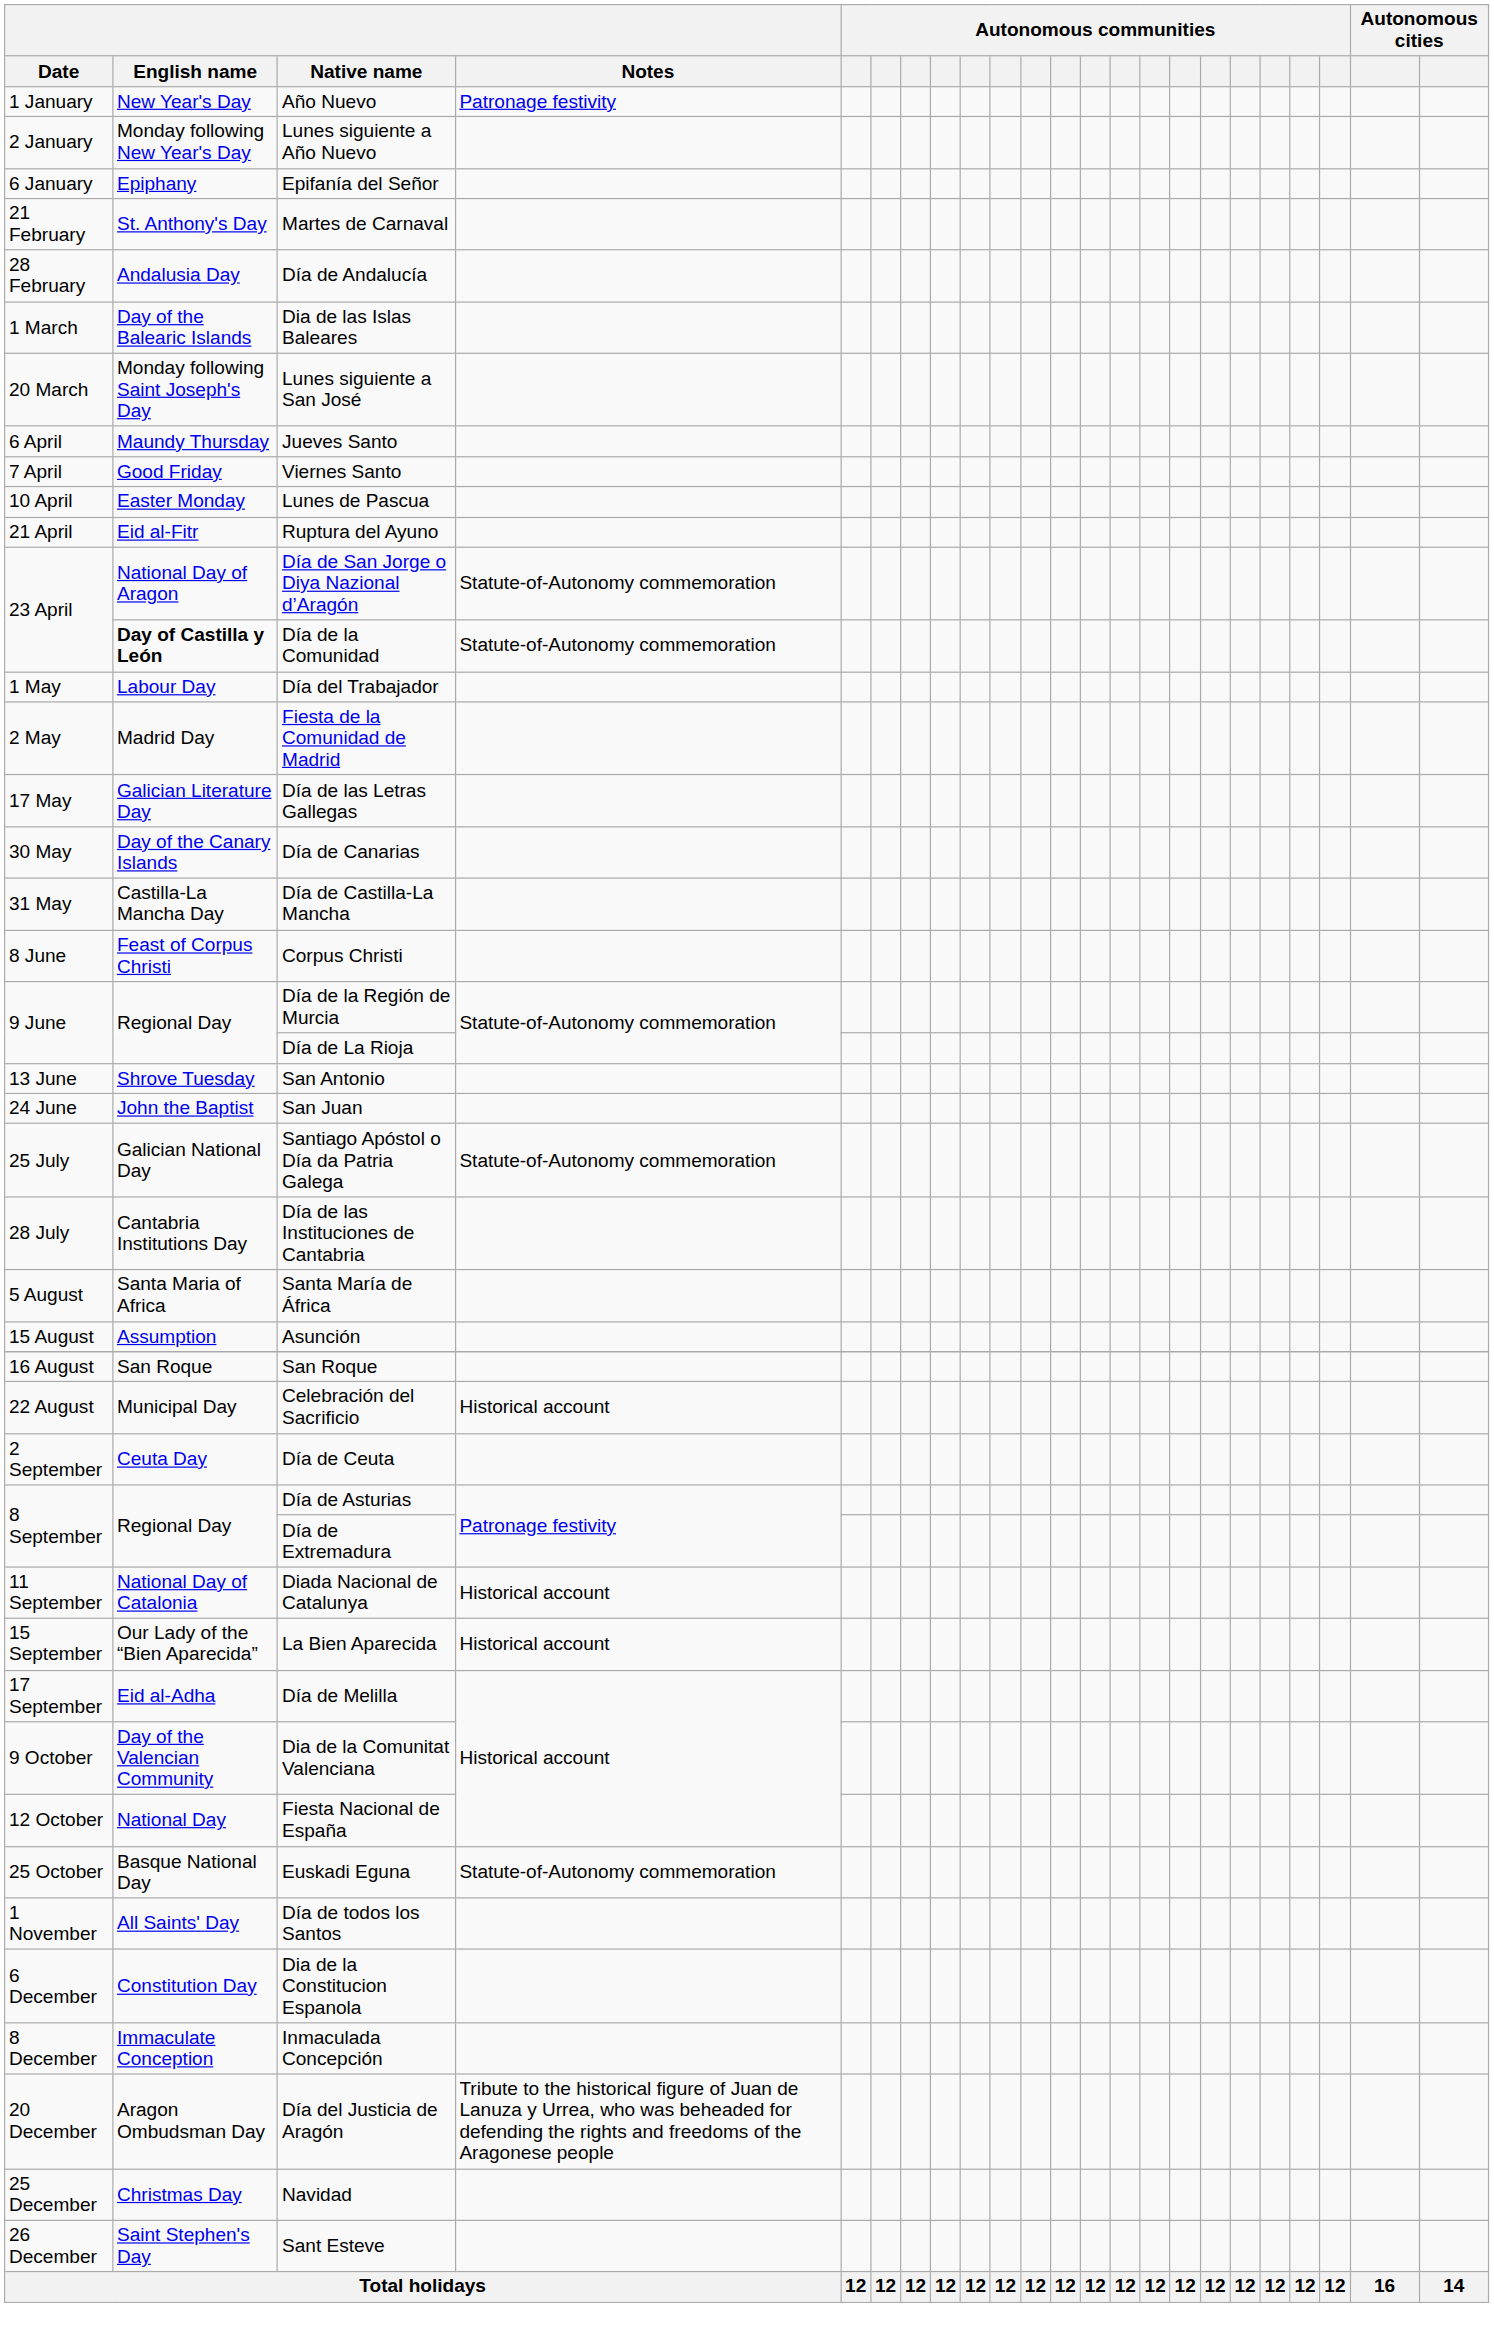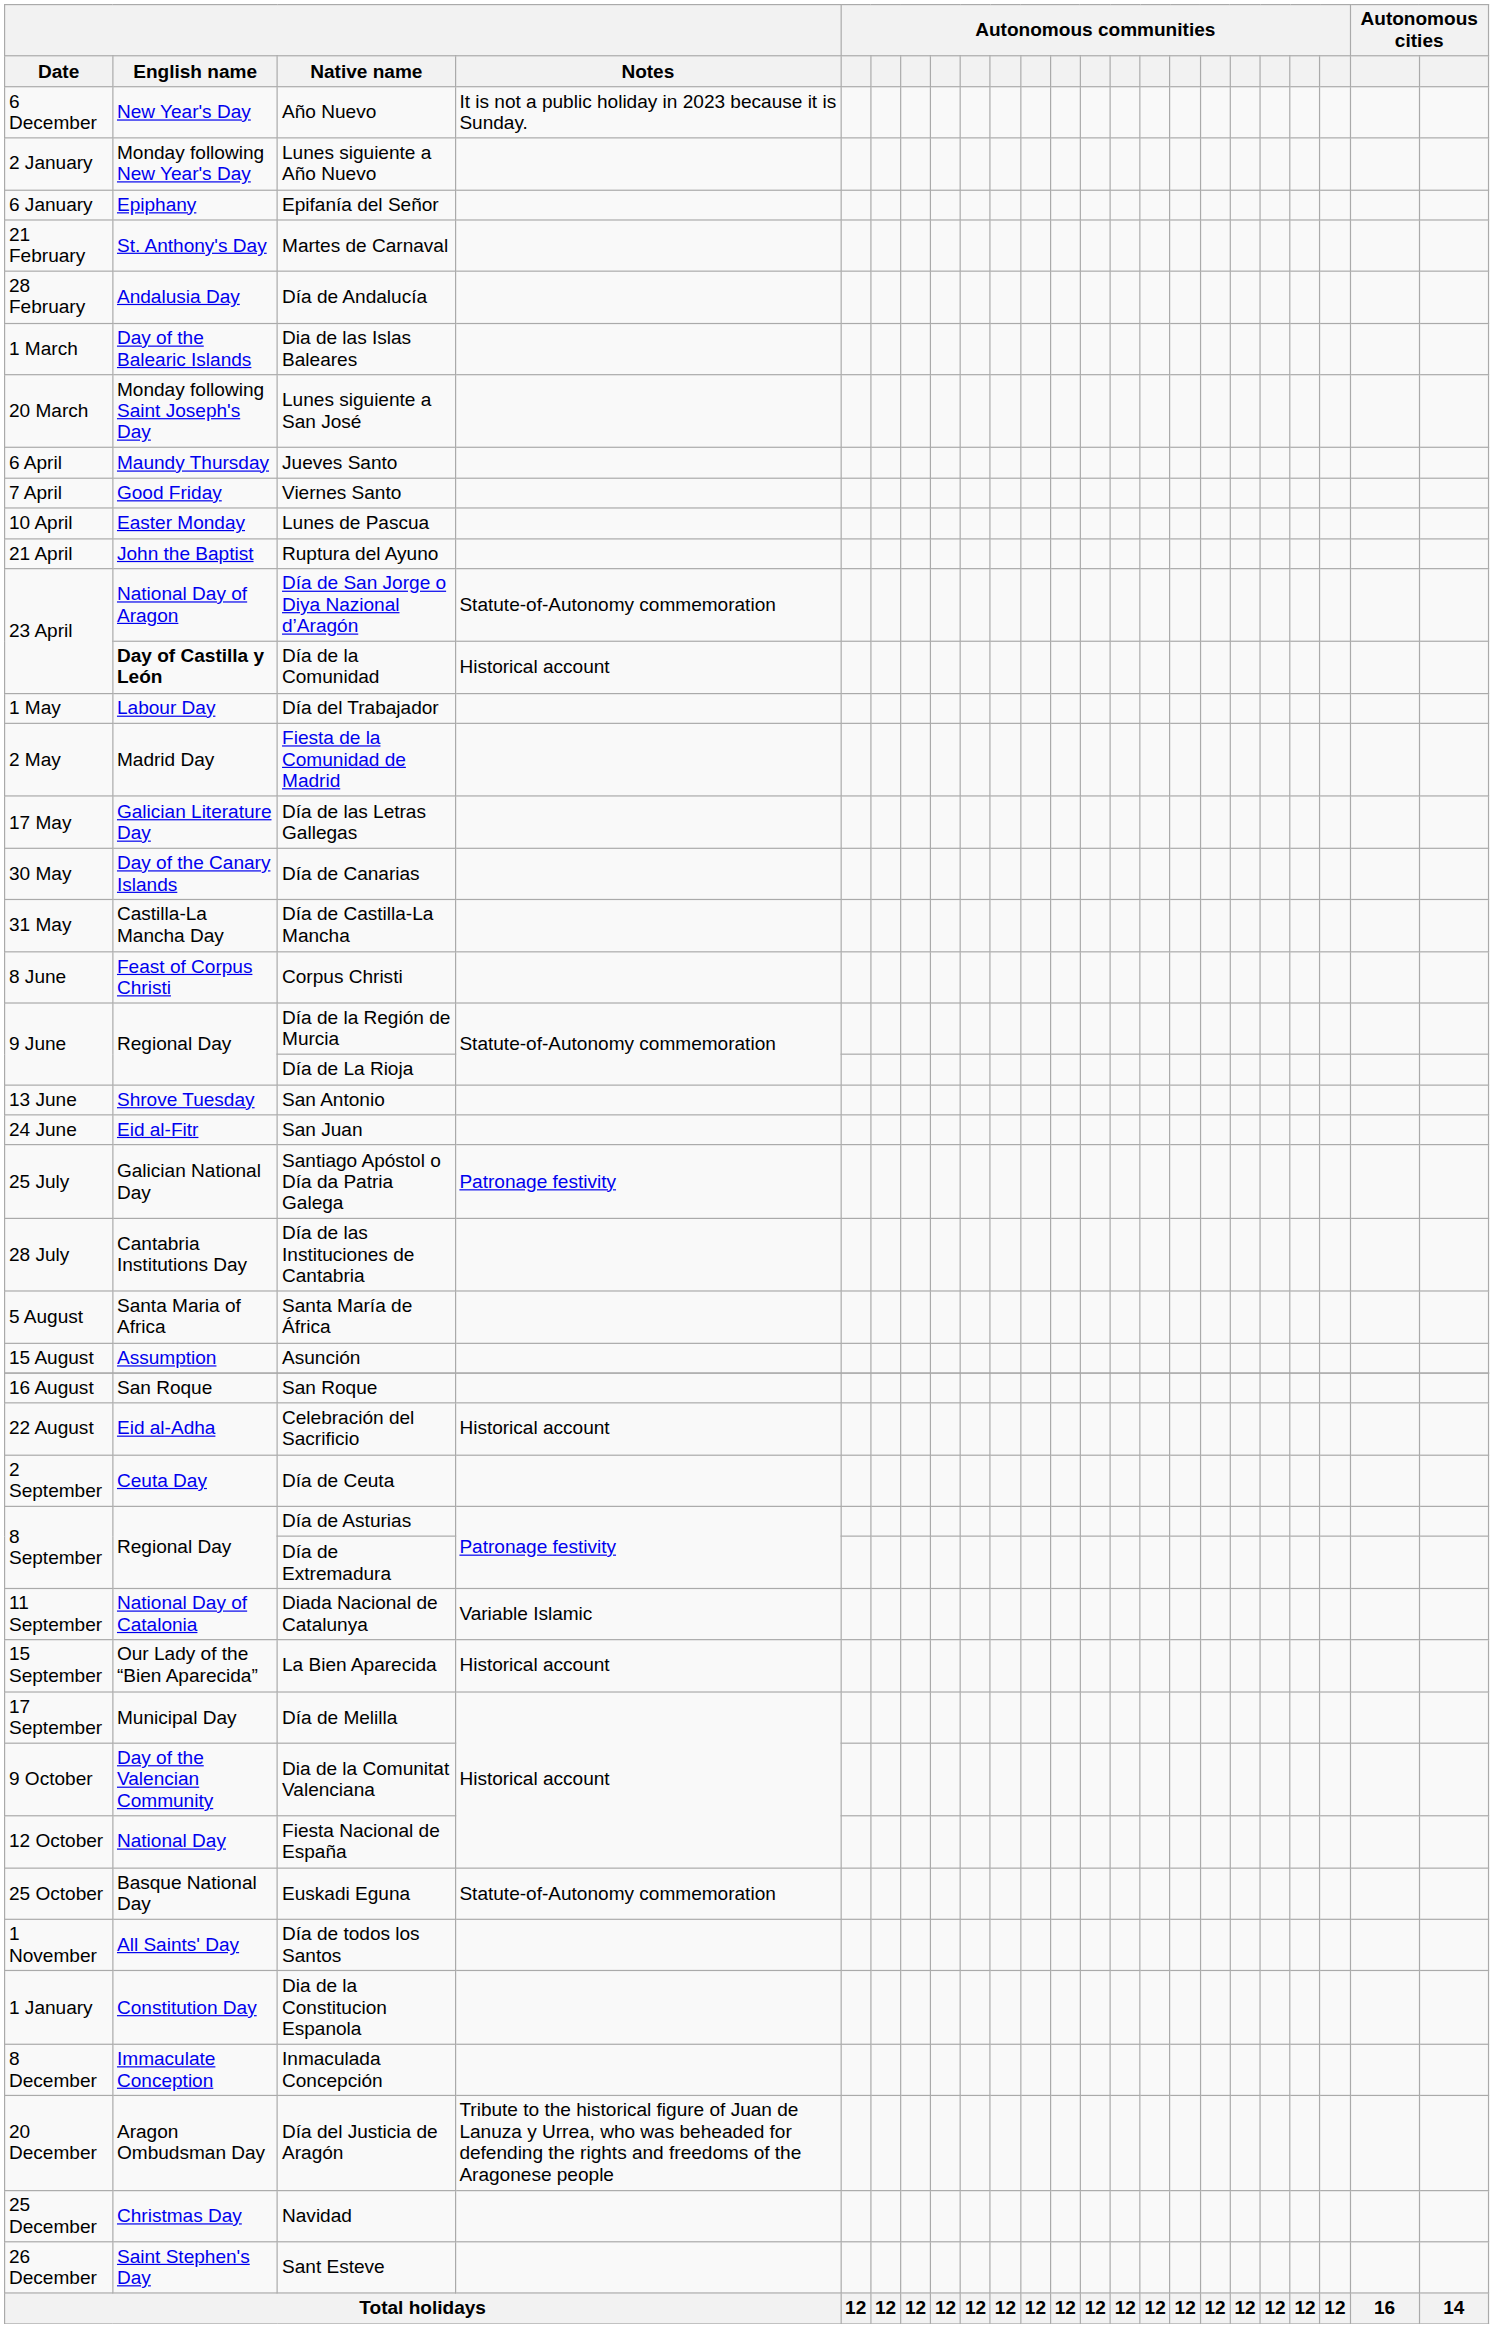(51, 101) 1 January -> (53, 112) 6 December
(538, 101) Patronage festivity -> (648, 112) It is not a public holiday in 2023 because it is Sunday.
(158, 531) Eid al-Fitr -> (185, 553) John the Baptist
(618, 645) Statute-of-Autonomy commemoration -> (535, 667) Historical account
(185, 1108) John the Baptist -> (158, 1129) Eid al-Fitr
(618, 1160) Statute-of-Autonomy commemoration -> (538, 1181) Patronage festivity
(177, 1407) Municipal Day -> (166, 1428) Eid al-Adha
(535, 1592) Historical account -> (526, 1613) Variable Islamic
(166, 1695) Eid al-Adha -> (177, 1717) Municipal Day
(53, 1985) 6 December -> (51, 2007) 1 January
